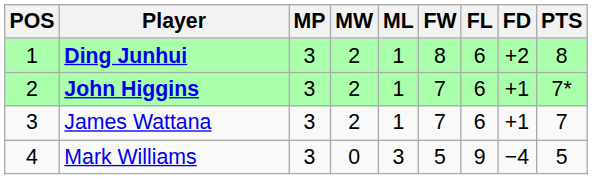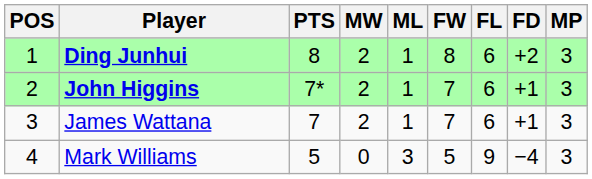columns swapped: (310, 21) <-> (562, 21)
